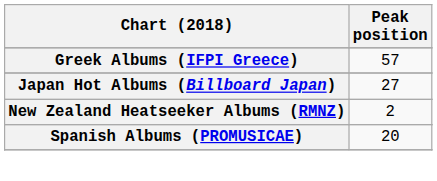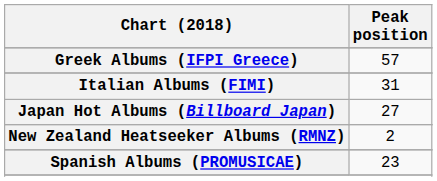+ row: (177, 86)
(390, 137) 20 -> (390, 162) 23
